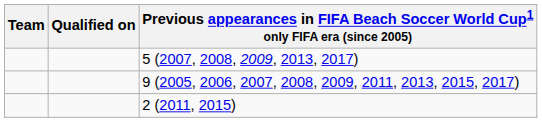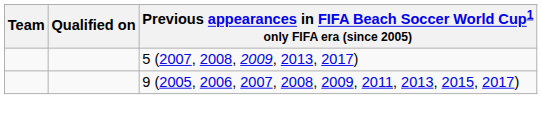- row: (189, 105)
